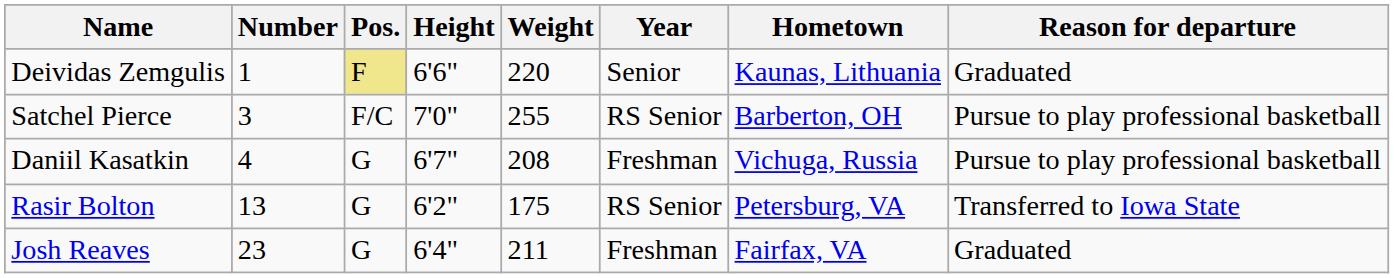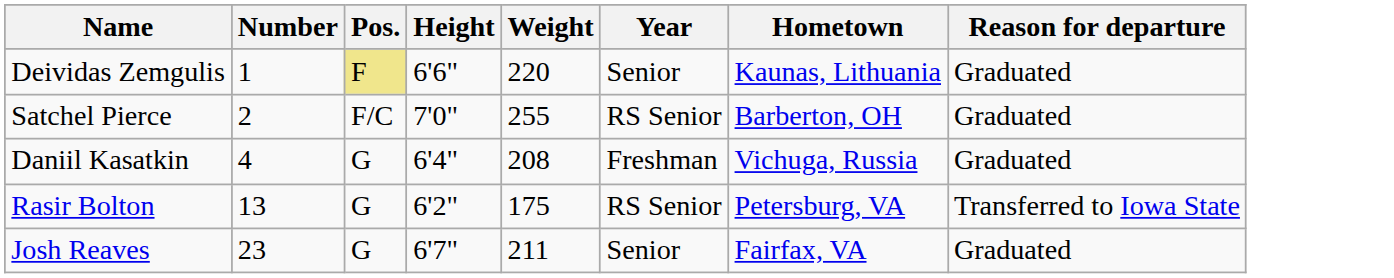(245, 116) 3 -> (245, 116) 2
(1167, 116) Pursue to play professional basketball -> (1013, 116) Graduated
(436, 160) 6'7" -> (436, 160) 6'4"
(1167, 160) Pursue to play professional basketball -> (1013, 160) Graduated
(436, 250) 6'4" -> (436, 250) 6'7"
(662, 250) Freshman -> (643, 250) Senior
